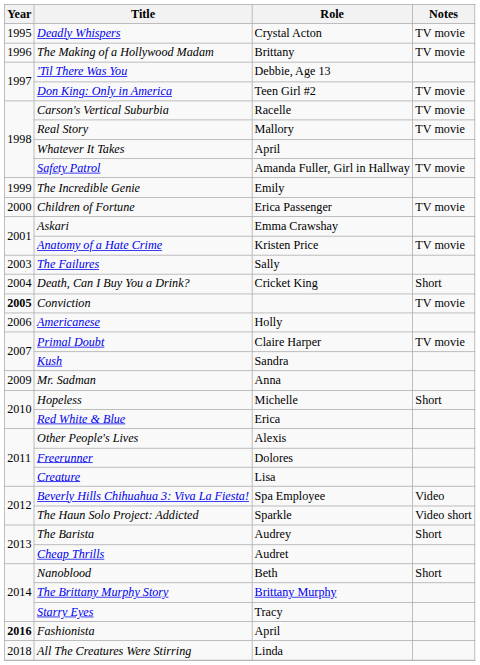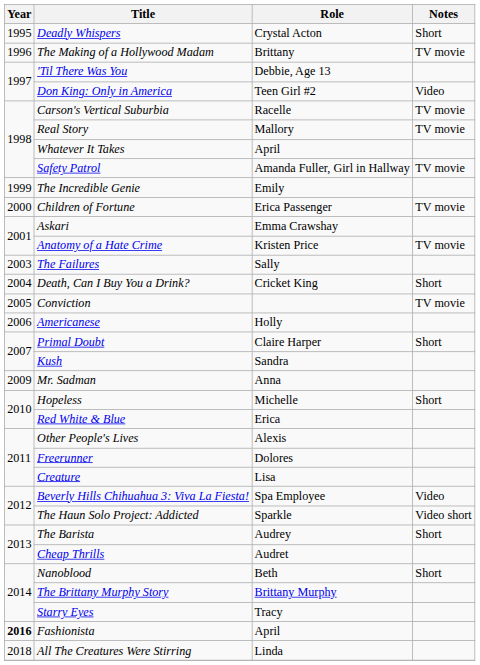(440, 33) TV movie -> (429, 33) Short
(440, 91) TV movie -> (430, 91) Video
(19, 303) bold -> (19, 303) normal
(440, 341) TV movie -> (429, 341) Short
